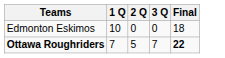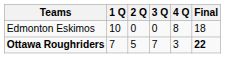+ column: (181, 12)
